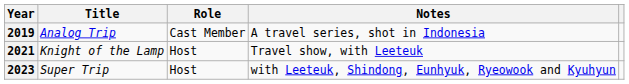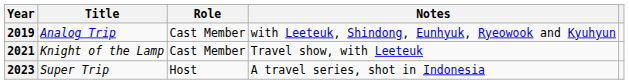(368, 32) A travel series, shot in Indonesia -> (433, 32) with Leeteuk, Shindong, Eunhyuk, Ryeowook and Kyuhyun
(183, 51) Host -> (207, 51) Cast Member
(433, 70) with Leeteuk, Shindong, Eunhyuk, Ryeowook and Kyuhyun -> (368, 70) A travel series, shot in Indonesia
